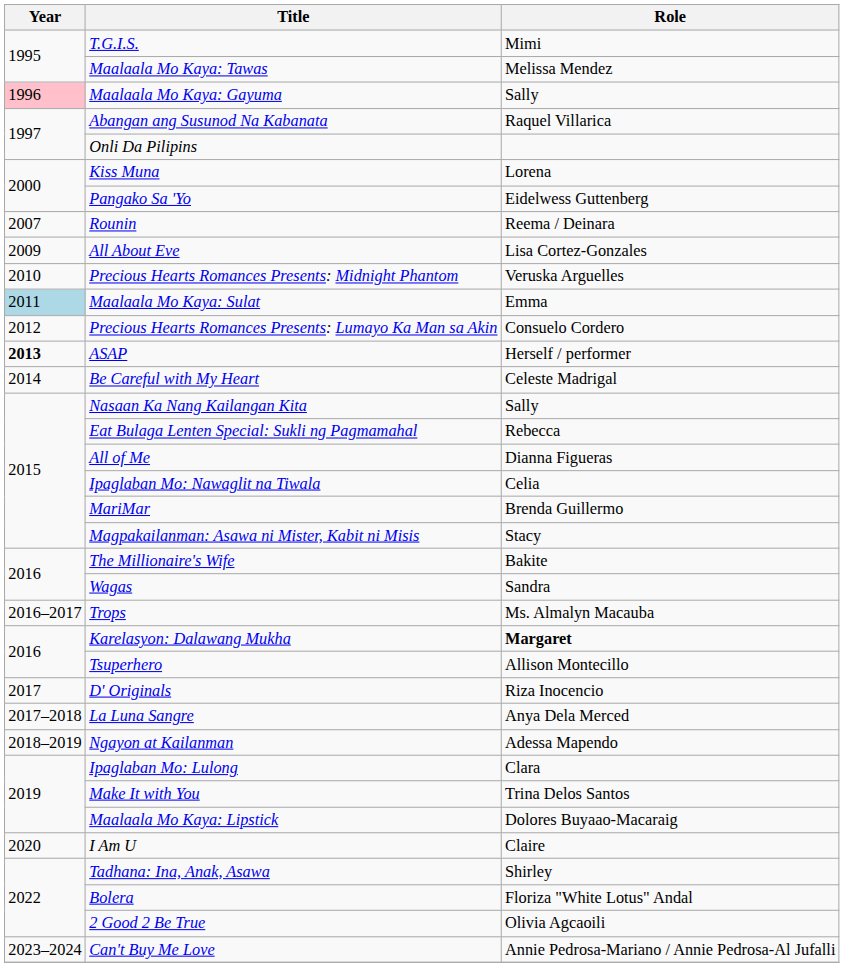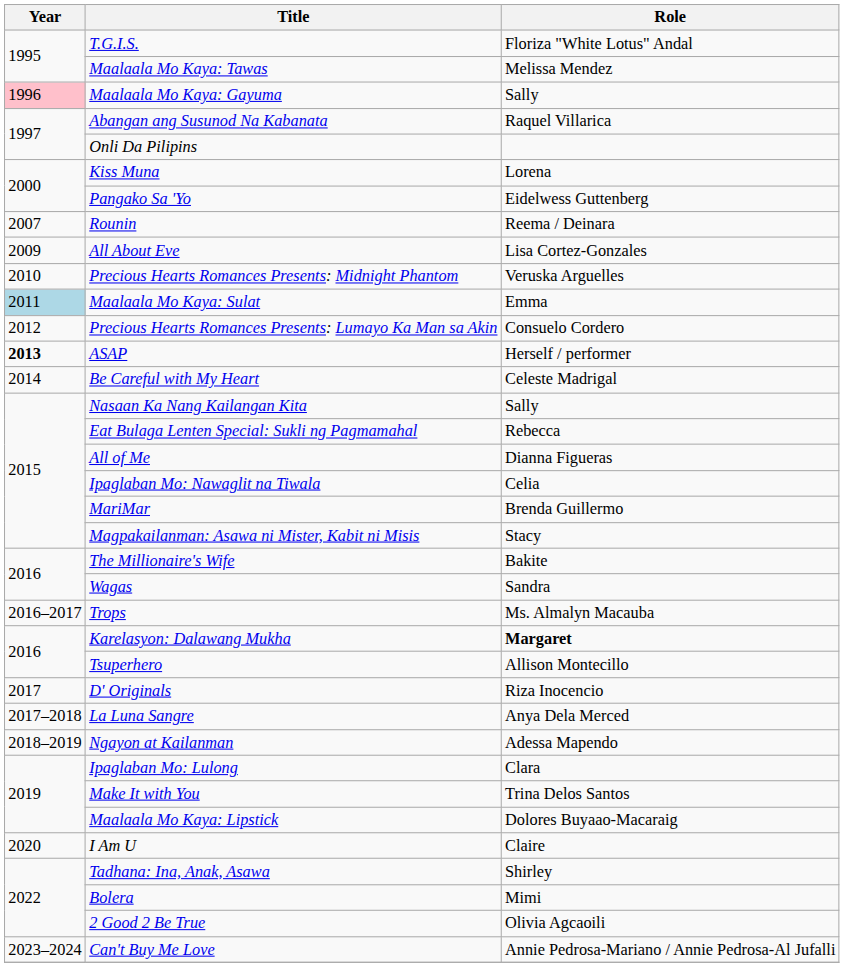(523, 43) Mimi -> (599, 43) Floriza "White Lotus" Andal
(599, 897) Floriza "White Lotus" Andal -> (523, 897) Mimi
